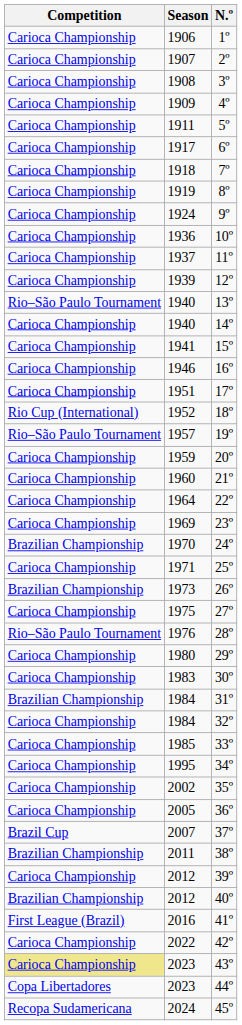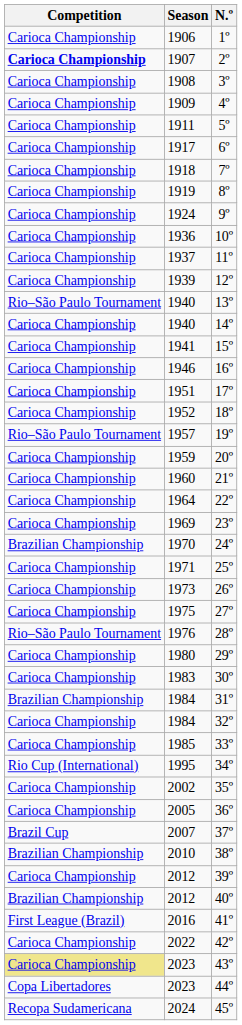(72, 59) normal -> (77, 59) bold
(73, 412) Rio Cup (International) -> (72, 412) Carioca Championship
(75, 589) Brazilian Championship -> (72, 589) Carioca Championship
(72, 766) Carioca Championship -> (73, 766) Rio Cup (International)
(181, 854) 2011 -> (181, 854) 2010
